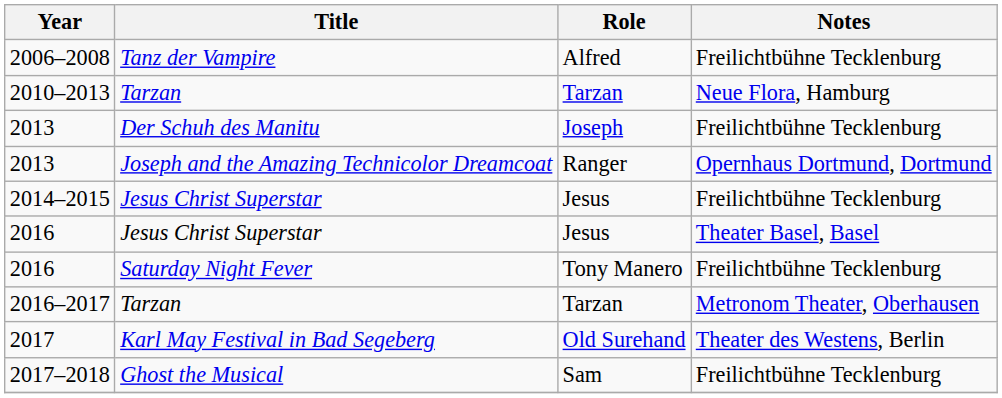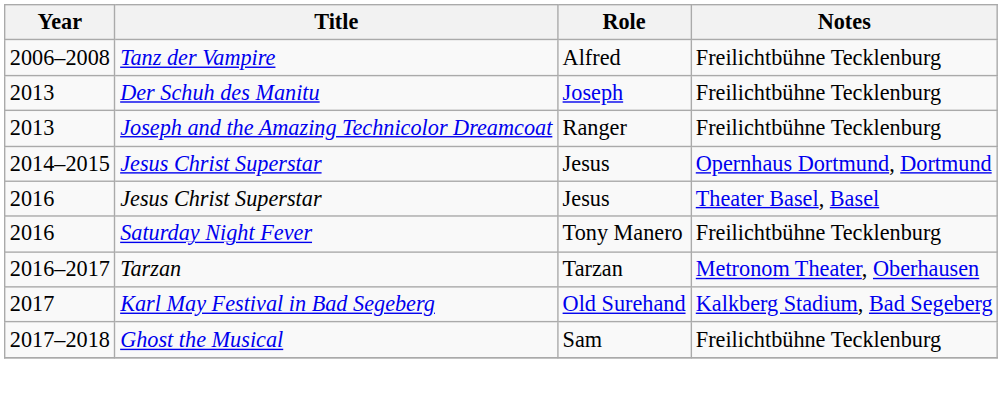- row: (60, 92)
(844, 163) Opernhaus Dortmund, Dortmund -> (818, 127) Freilichtbühne Tecklenburg
(818, 198) Freilichtbühne Tecklenburg -> (844, 163) Opernhaus Dortmund, Dortmund
(820, 339) Theater des Westens, Berlin -> (844, 304) Kalkberg Stadium, Bad Segeberg
